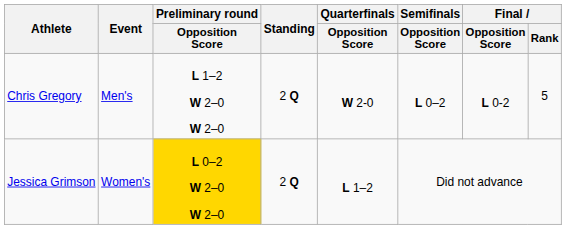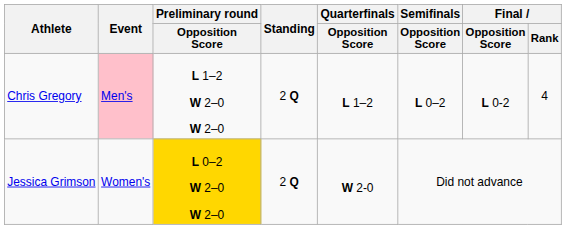(117, 97) no background -> (117, 97) pink background
(358, 103) W 2-0 -> (358, 103) L 1–2
(545, 97) 5 -> (545, 97) 4
(358, 189) L 1–2 -> (358, 189) W 2-0
